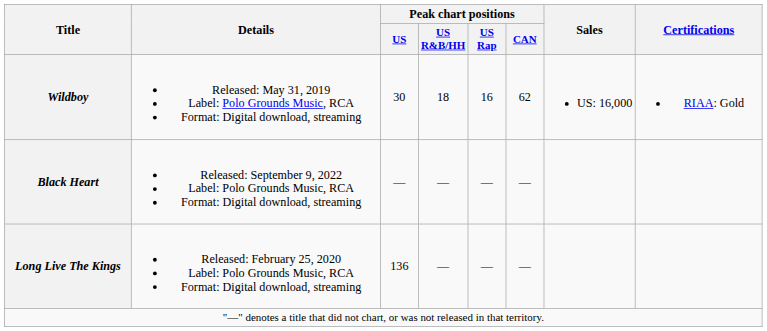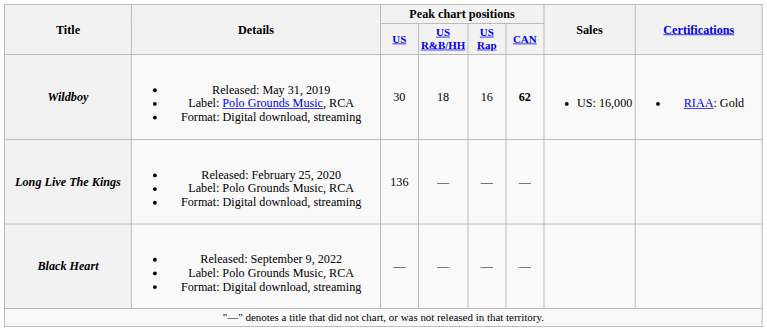(525, 97) normal -> (525, 97) bold
rows swapped: (68, 266) <-> (68, 181)
